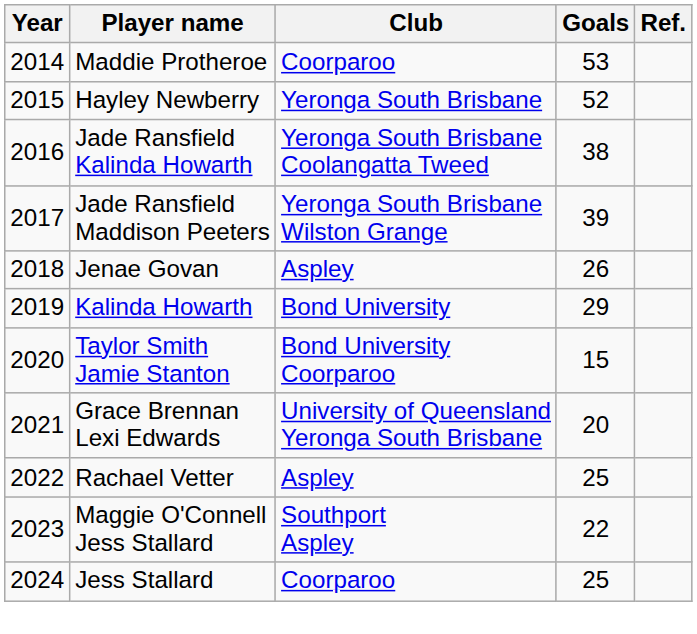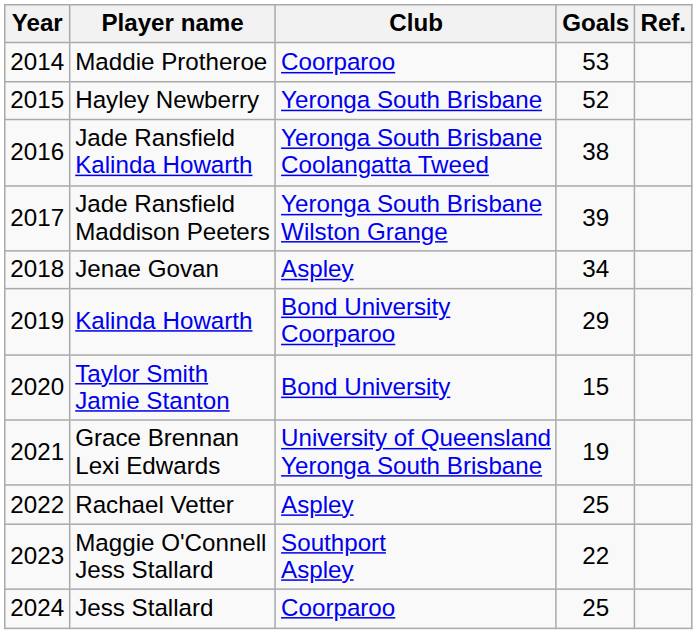(596, 269) 26 -> (596, 269) 34
(366, 307) Bond University -> (366, 321) Bond University Coorparoo
(366, 359) Bond University Coorparoo -> (366, 387) Bond University
(596, 425) 20 -> (596, 452) 19
